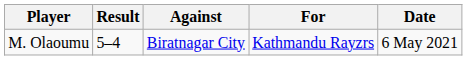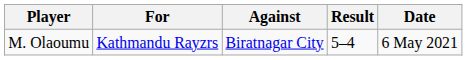columns swapped: (313, 17) <-> (118, 17)
